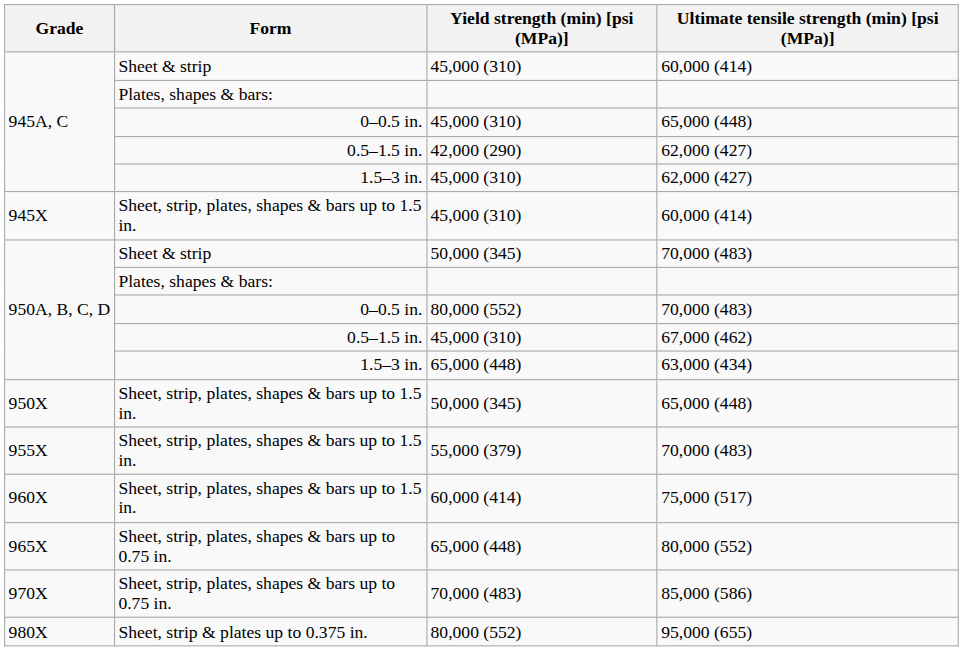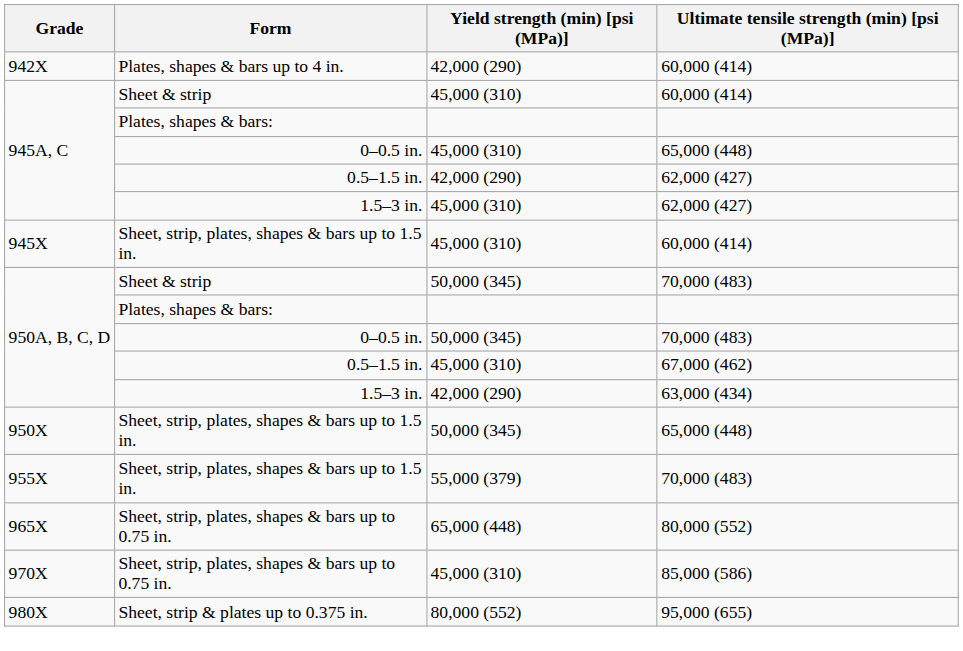+ row: (231, 66)
(476, 309) 80,000 (552) -> (476, 337) 50,000 (345)
(476, 365) 65,000 (448) -> (476, 393) 42,000 (290)
- row: (270, 498)
(476, 593) 70,000 (483) -> (476, 573) 45,000 (310)
